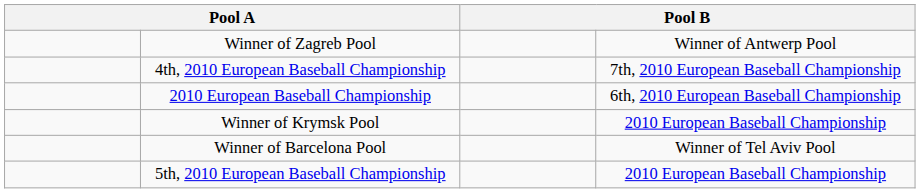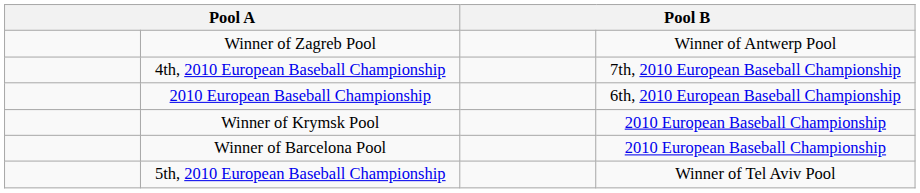(755, 148) Winner of Tel Aviv Pool -> (755, 148) 2010 European Baseball Championship
(755, 174) 2010 European Baseball Championship -> (755, 174) Winner of Tel Aviv Pool
